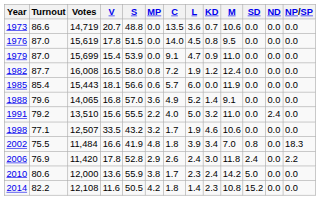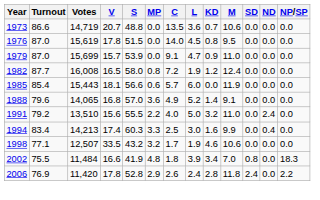(112, 56) 15.4 -> (112, 56) 15.7
+ row: (17, 129)
(212, 159) 3.0 -> (212, 173) 2.8
- row: (17, 173)
- row: (17, 188)
